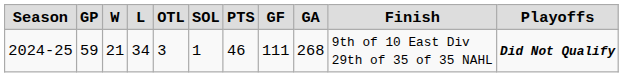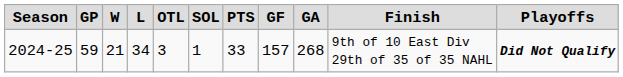(236, 51) 46 -> (236, 51) 33
(276, 51) 111 -> (276, 51) 157
